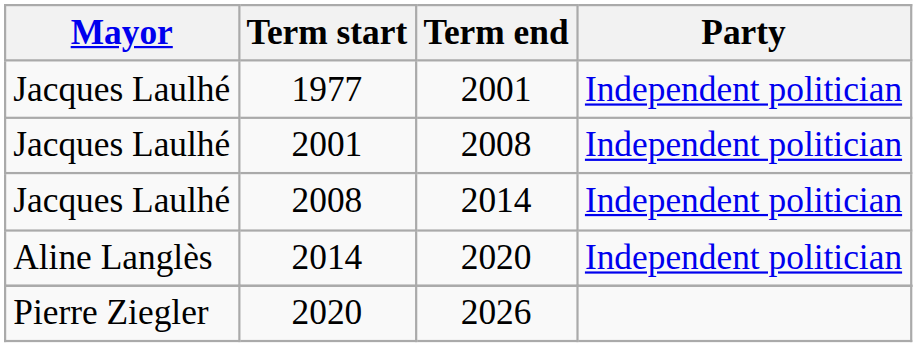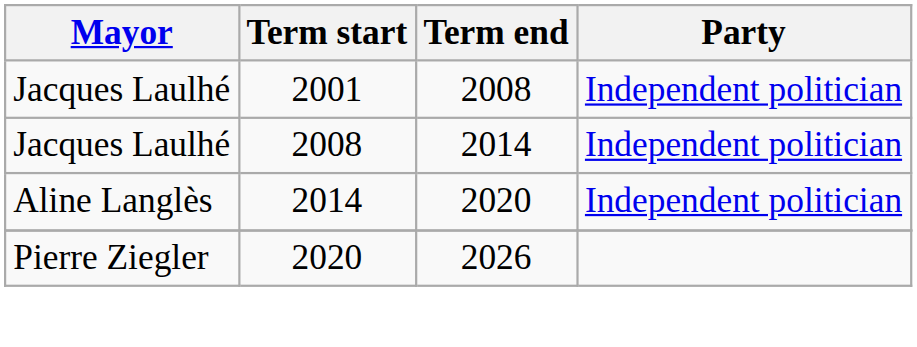- row: (327, 88)
